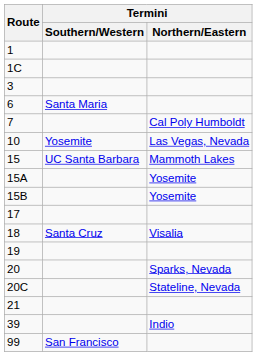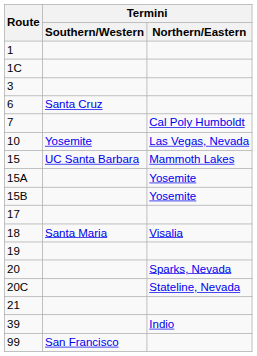(76, 104) Santa Maria -> (74, 104) Santa Cruz
(74, 232) Santa Cruz -> (76, 232) Santa Maria
